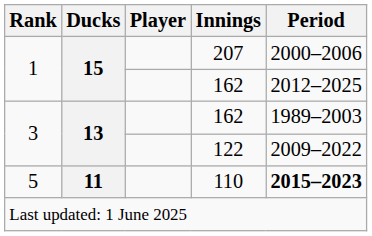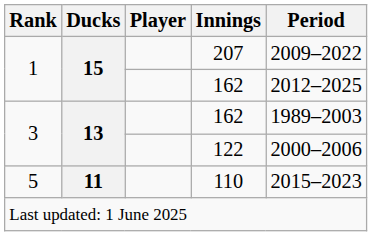(316, 52) 2000–2006 -> (316, 52) 2009–2022
(316, 149) 2009–2022 -> (316, 149) 2000–2006
(316, 181) bold -> (316, 181) normal
